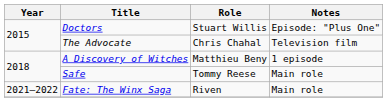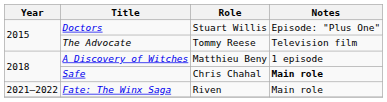(227, 43) Chris Chahal -> (224, 43) Tommy Reese
(224, 74) Tommy Reese -> (227, 74) Chris Chahal
(297, 74) normal -> (297, 74) bold
